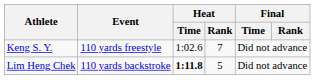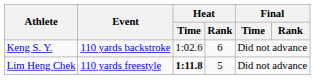(121, 48) 110 yards freestyle -> (126, 48) 110 yards backstroke
(220, 48) 7 -> (220, 48) 6
(126, 66) 110 yards backstroke -> (121, 66) 110 yards freestyle
